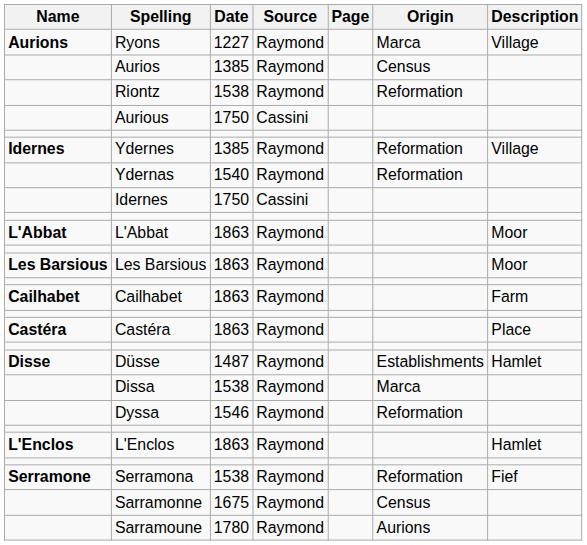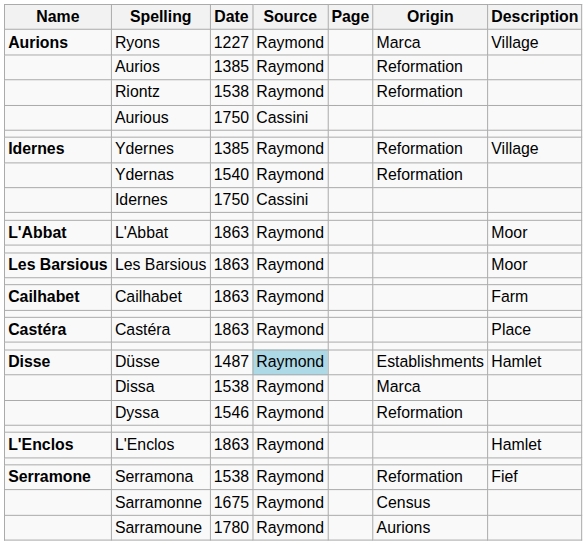(403, 67) Census -> (420, 67) Reformation
(290, 362) no background -> (290, 362) lightblue background
